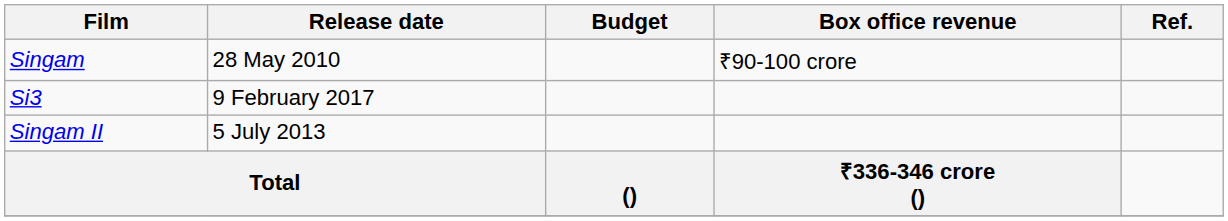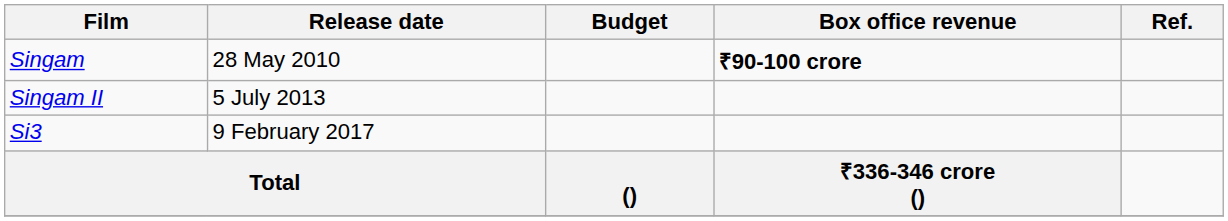(788, 61) normal -> (791, 61) bold
rows swapped: (56, 132) <-> (26, 97)
